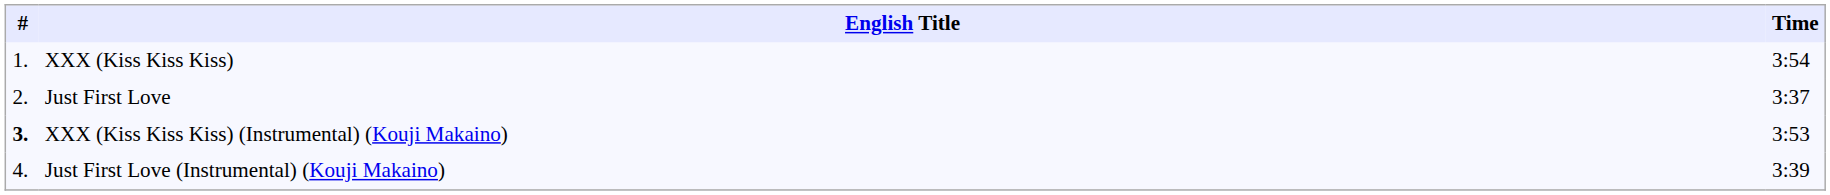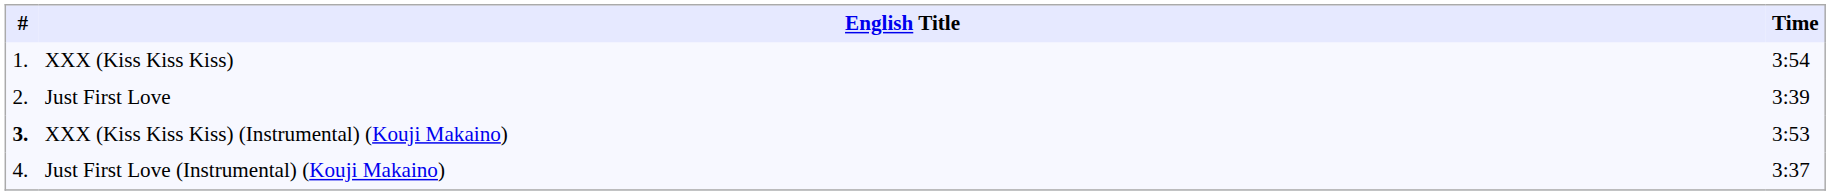(1791, 97) 3:37 -> (1791, 97) 3:39
(1791, 170) 3:39 -> (1791, 170) 3:37
